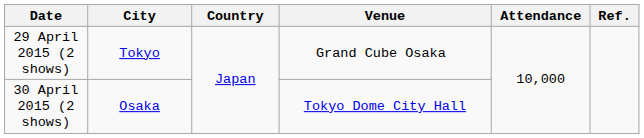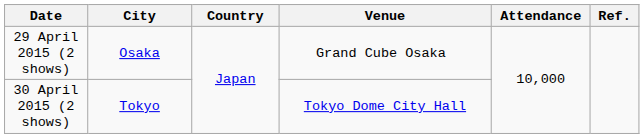(140, 53) Tokyo -> (140, 53) Osaka
(140, 106) Osaka -> (140, 106) Tokyo
